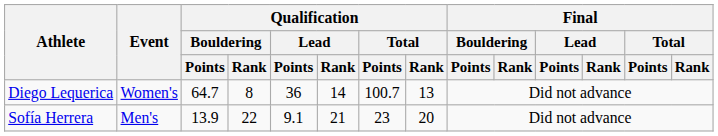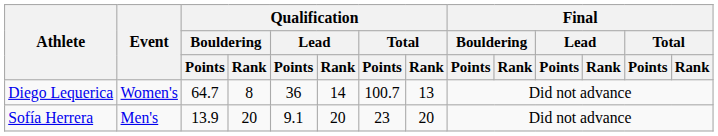(249, 118) 22 -> (249, 118) 20
(338, 118) 21 -> (338, 118) 20
